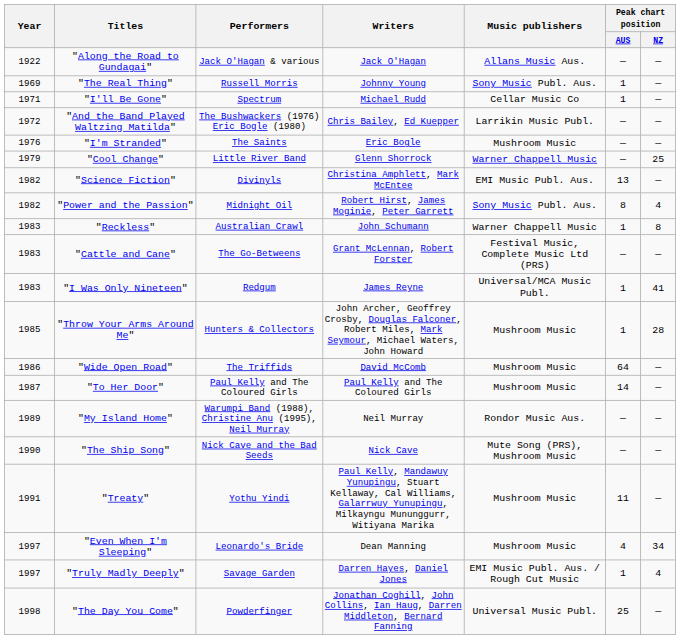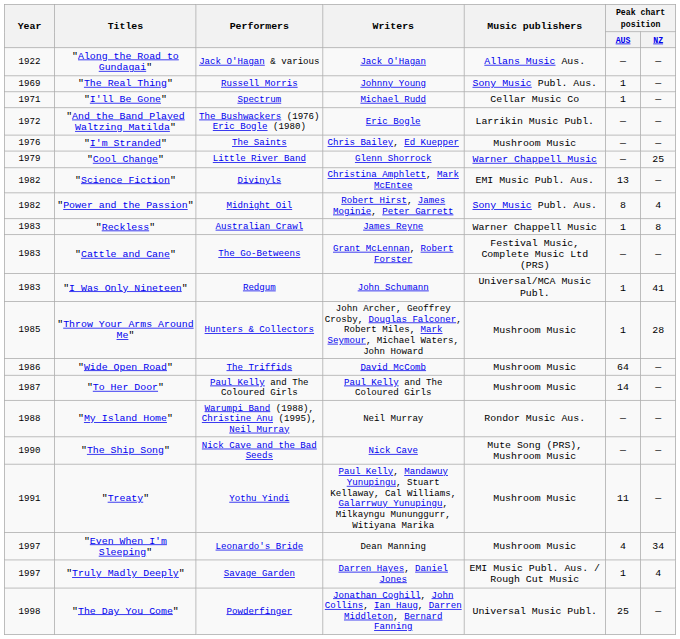(393, 121) Chris Bailey, Ed Kuepper -> (393, 121) Eric Bogle
(393, 143) Eric Bogle -> (393, 143) Chris Bailey, Ed Kuepper
(393, 227) John Schumann -> (393, 227) James Reyne
(393, 288) James Reyne -> (393, 288) John Schumann
(30, 419) 1989 -> (30, 419) 1988
